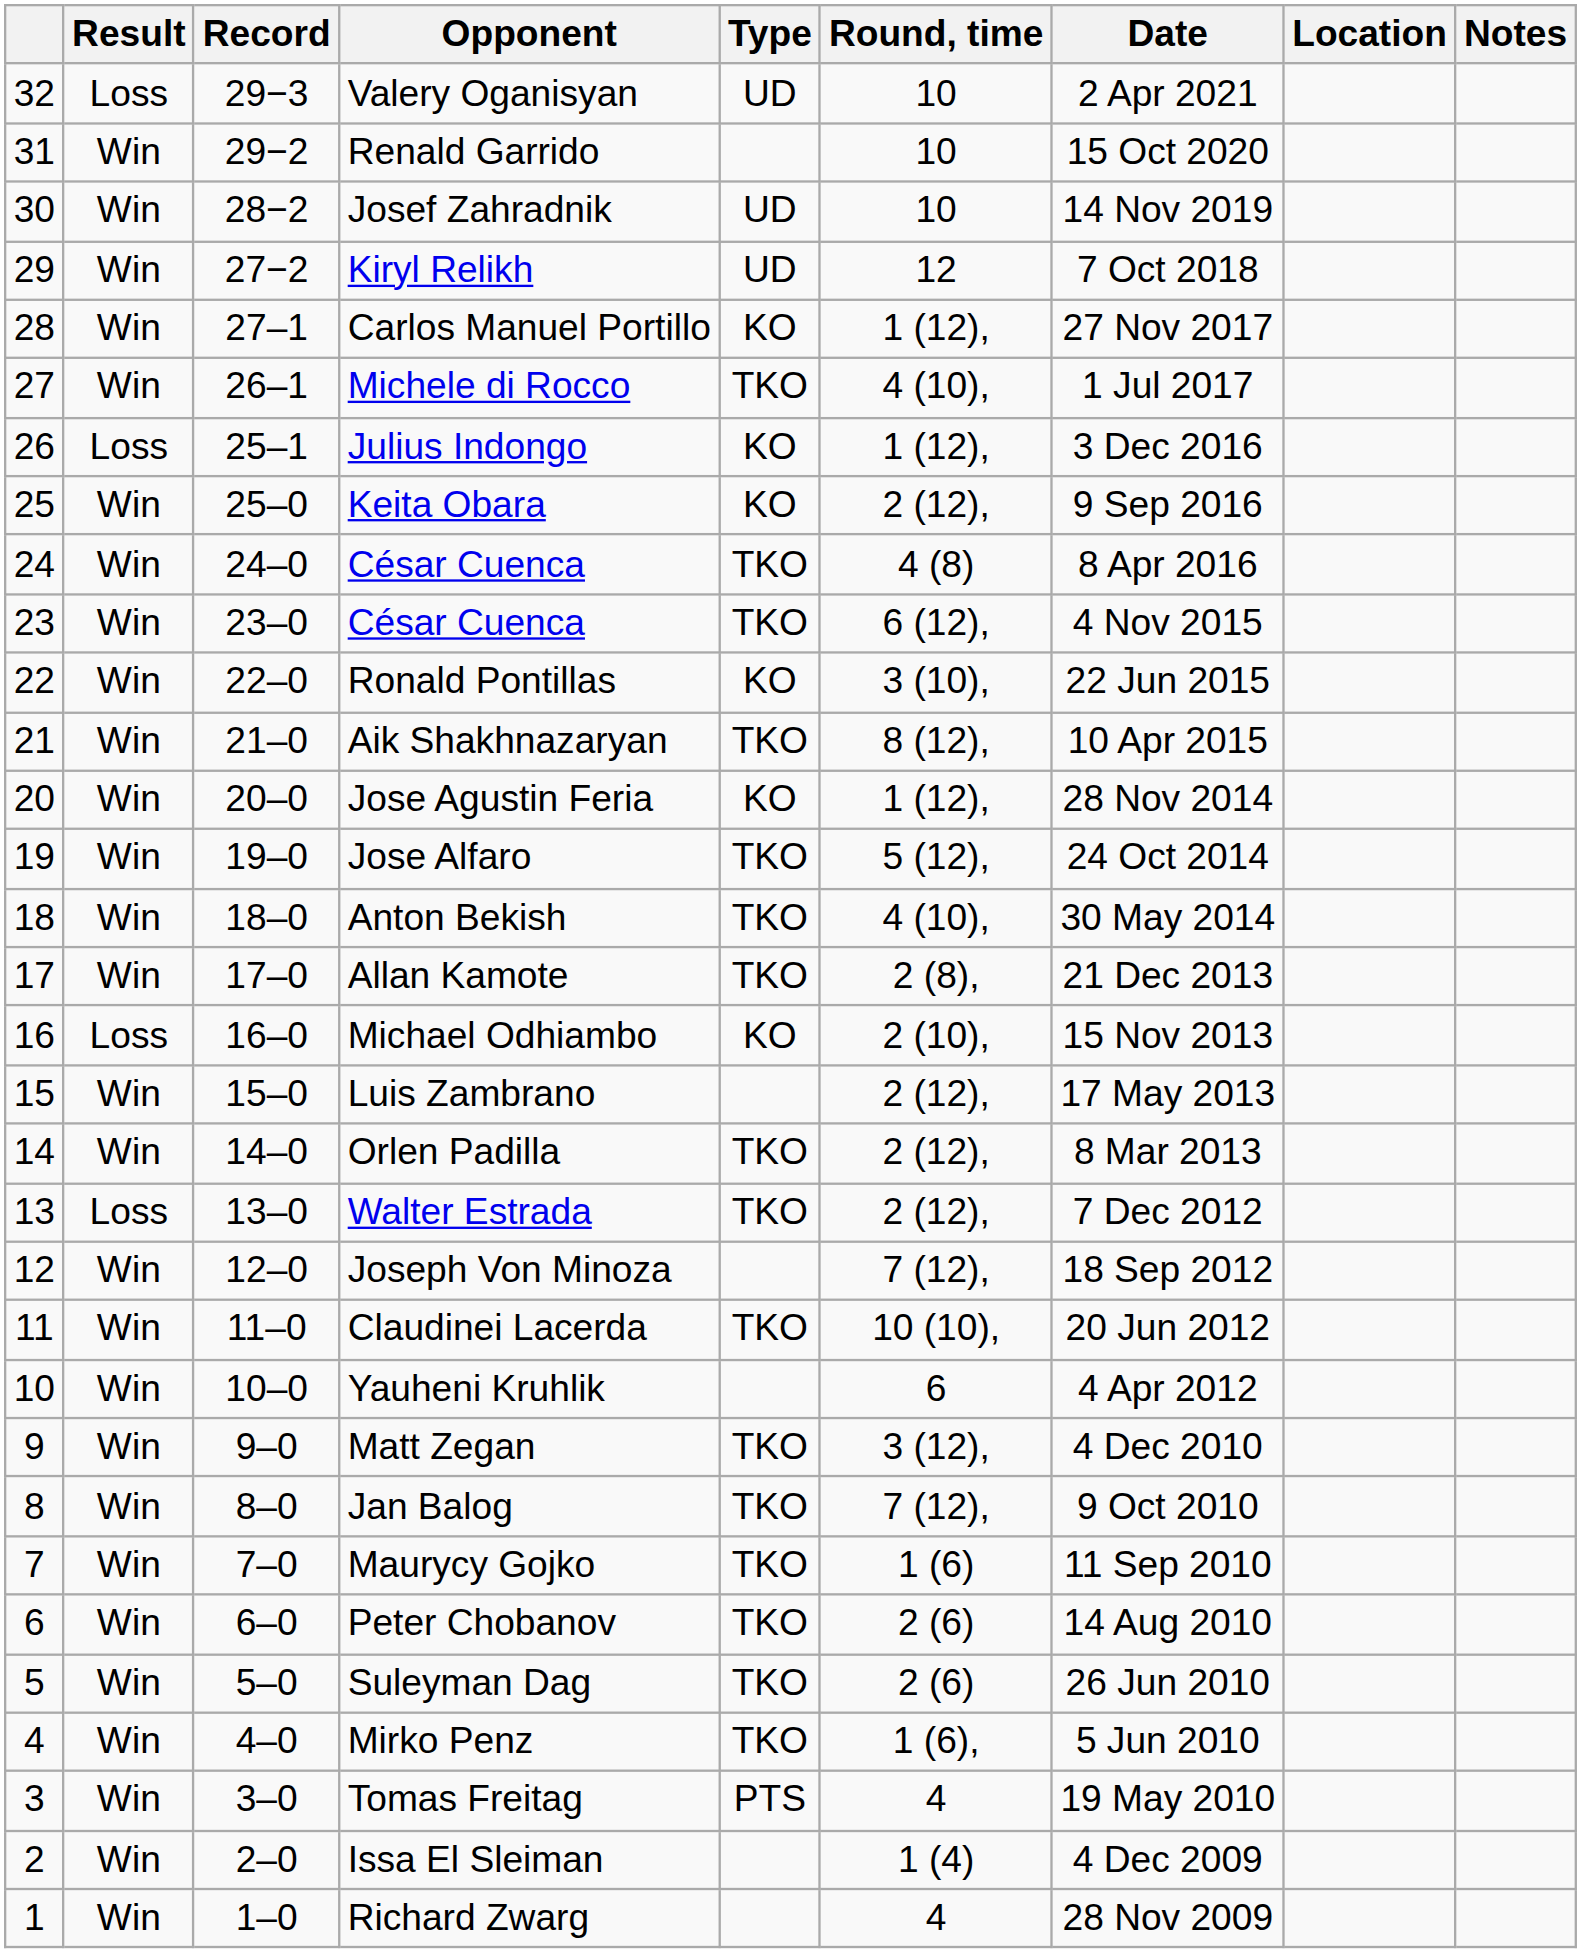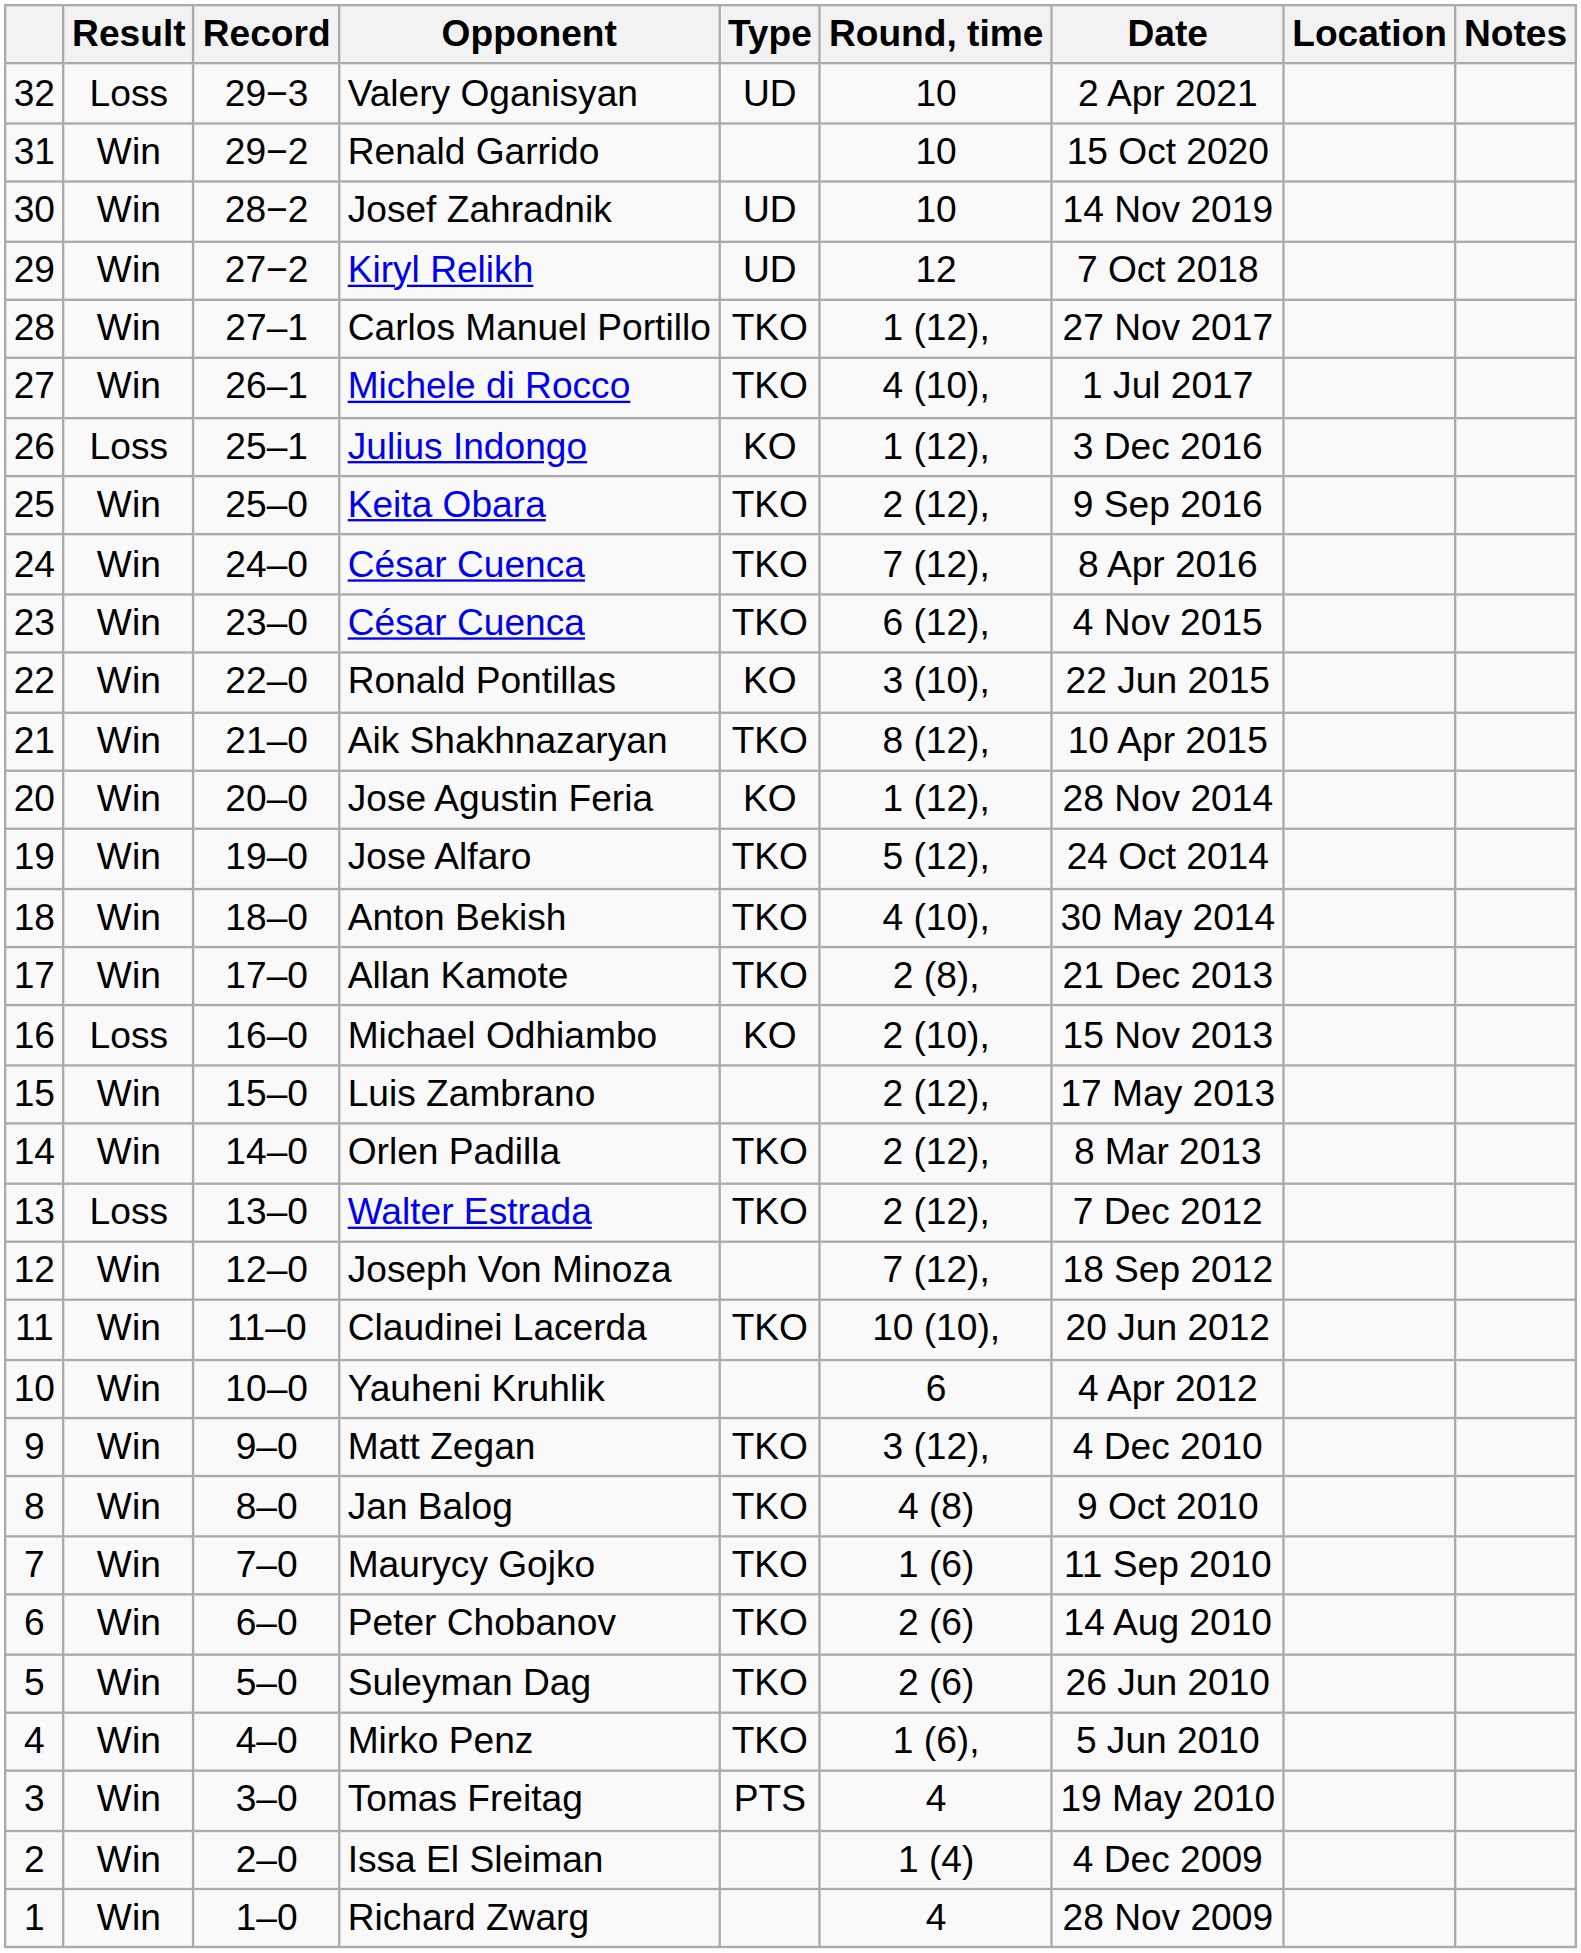(770, 328) KO -> (770, 328) TKO
(770, 504) KO -> (770, 504) TKO
(936, 563) 4 (8) -> (936, 563) 7 (12),
(936, 1505) 7 (12), -> (936, 1505) 4 (8)
